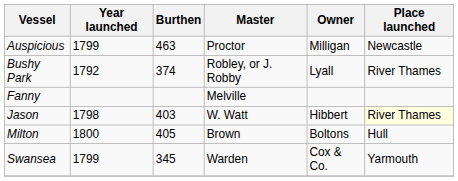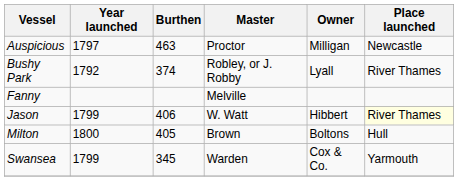(86, 45) 1799 -> (86, 45) 1797
(86, 115) 1798 -> (86, 115) 1799
(166, 115) 403 -> (166, 115) 406
